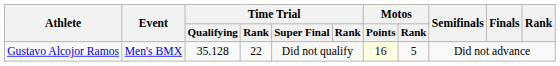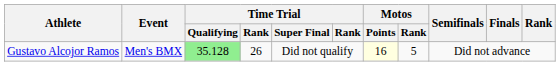(213, 51) no background -> (213, 51) lightgreen background
(256, 51) 22 -> (256, 51) 26
